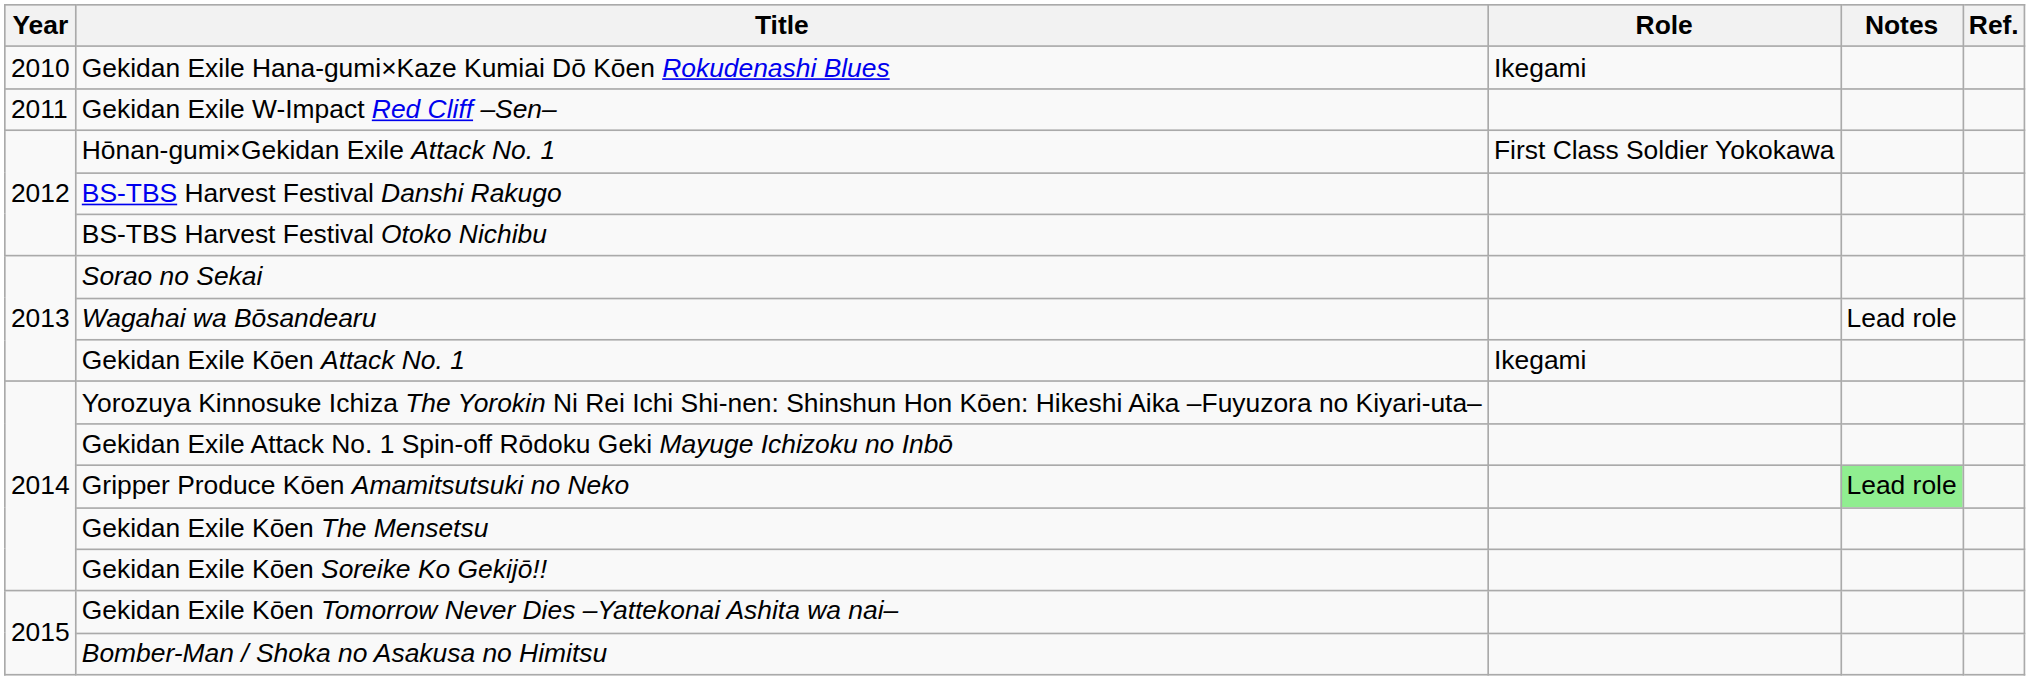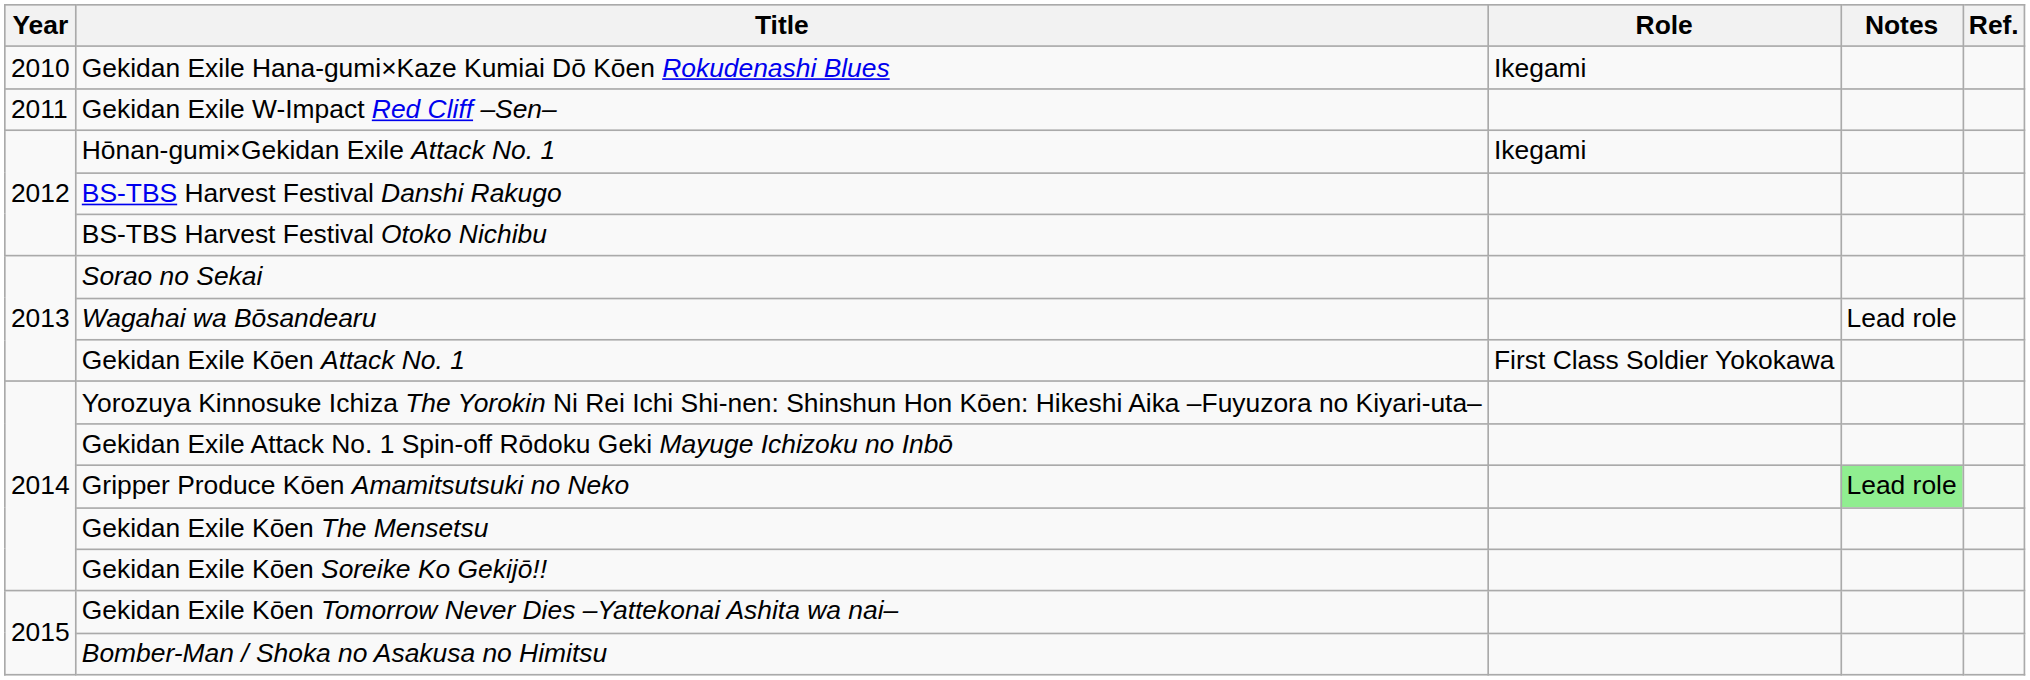(1664, 151) First Class Soldier Yokokawa -> (1540, 151) Ikegami
(1540, 360) Ikegami -> (1664, 360) First Class Soldier Yokokawa
